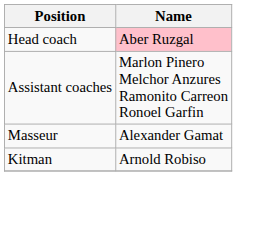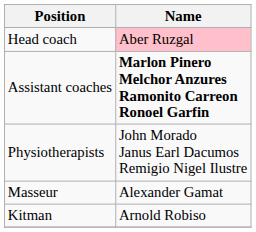(173, 87) normal -> (178, 87) bold
+ row: (56, 152)
